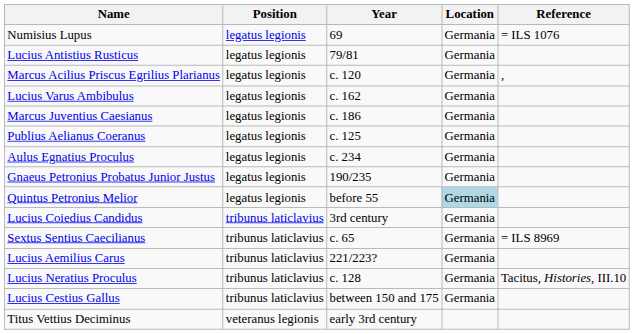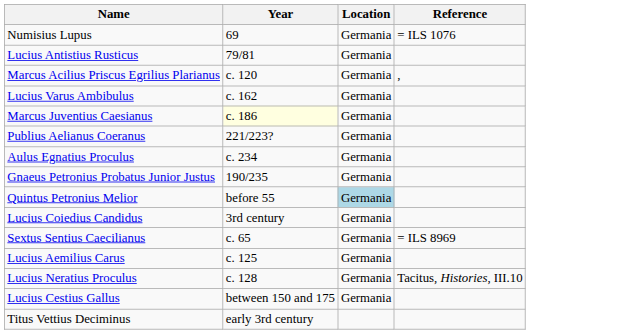- column: (275, 14)
(345, 116) no background -> (242, 116) lightyellow background
(345, 136) c. 125 -> (250, 136) 221/223?
(353, 258) 221/223? -> (242, 258) c. 125
